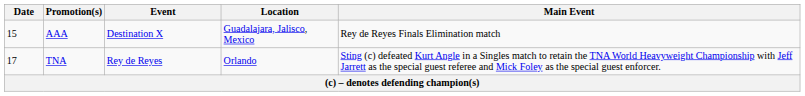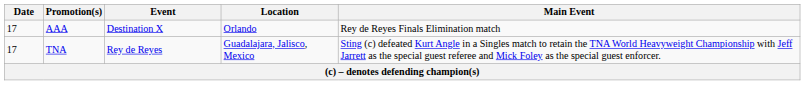(12, 34) 15 -> (12, 28) 17
(265, 34) Guadalajara, Jalisco, Mexico -> (240, 28) Orlando
(240, 61) Orlando -> (265, 50) Guadalajara, Jalisco, Mexico
